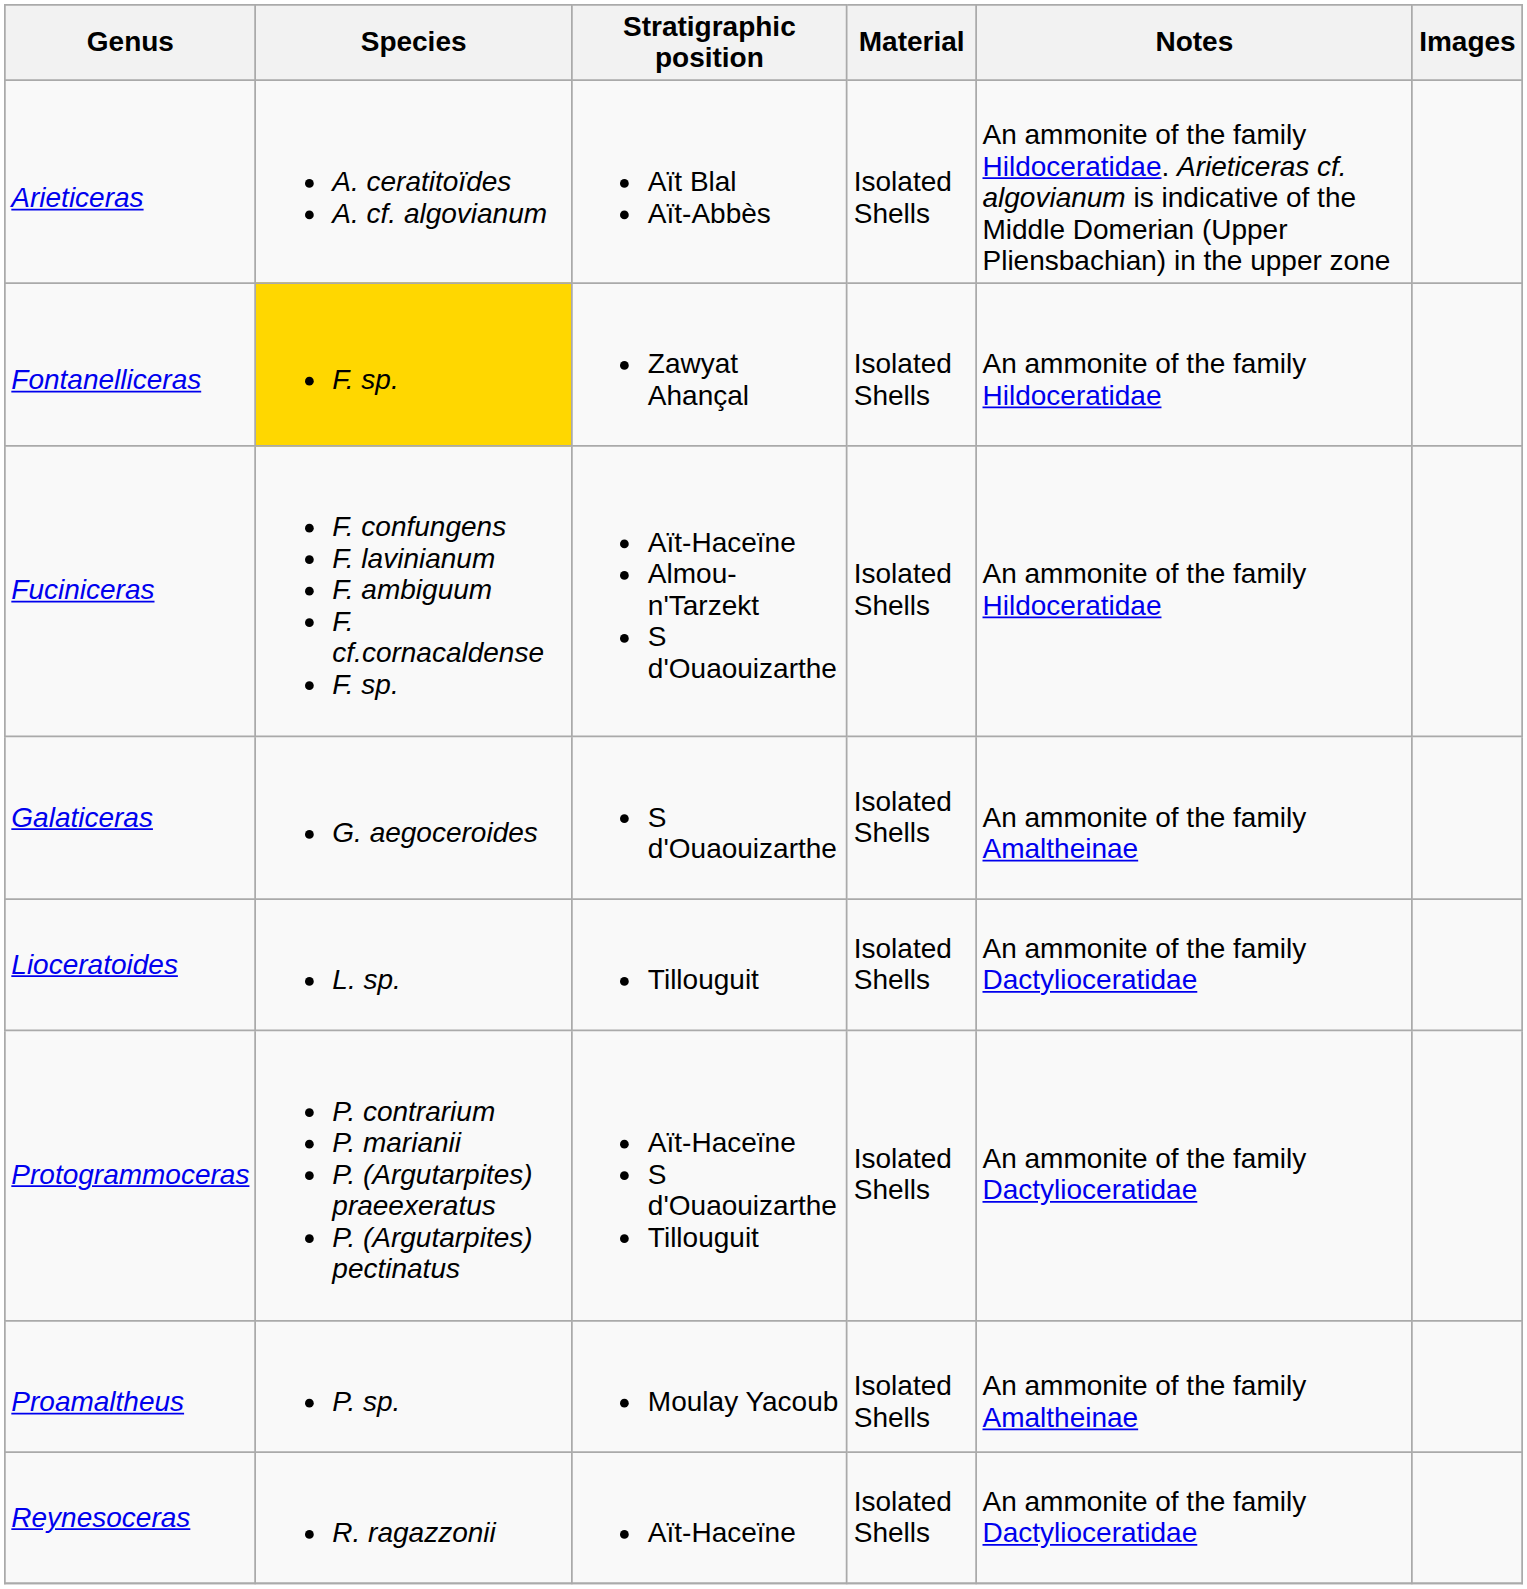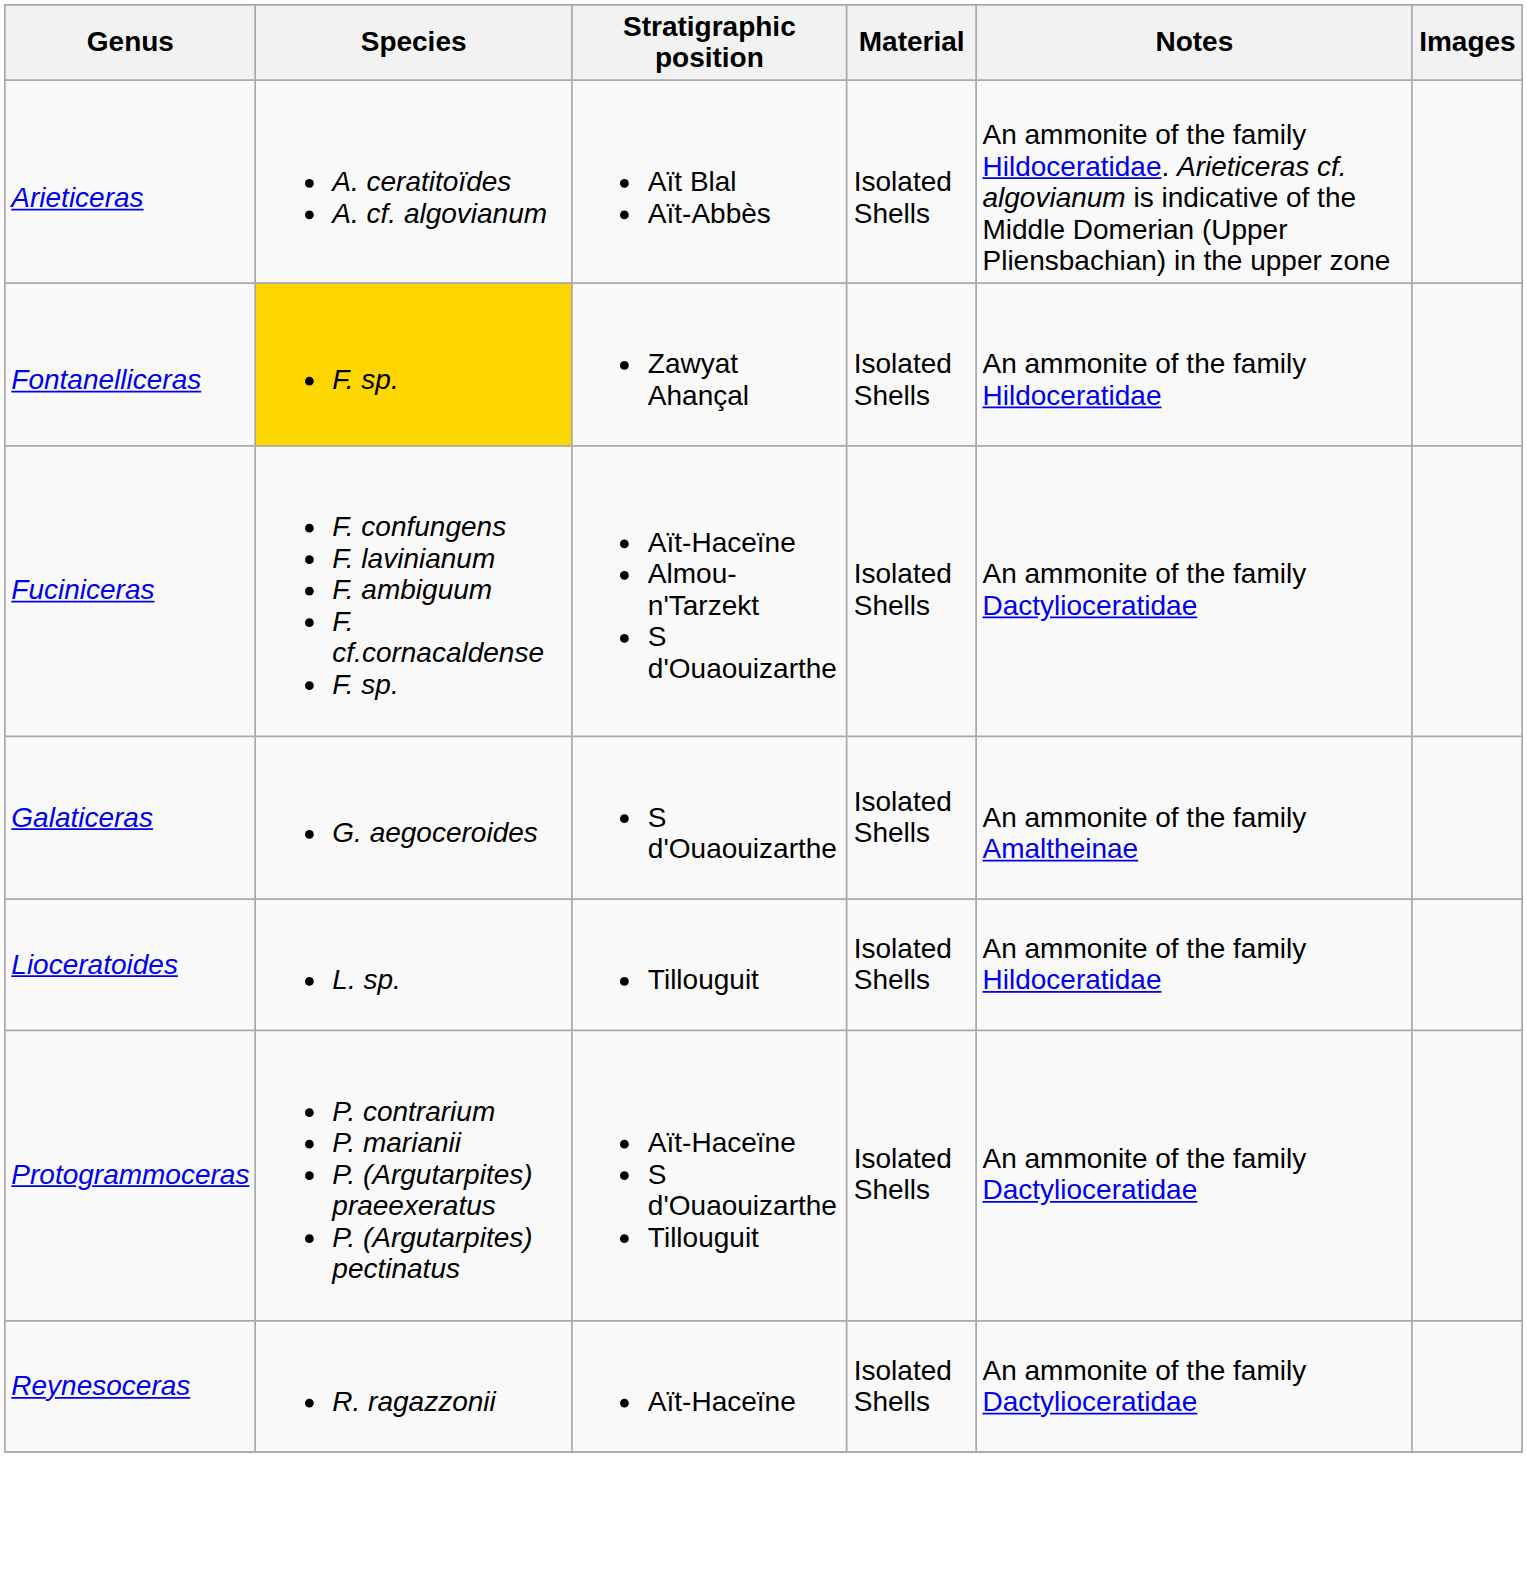(1144, 590) An ammonite of the family Hildoceratidae -> (1144, 590) An ammonite of the family Dactylioceratidae
(1144, 964) An ammonite of the family Dactylioceratidae -> (1144, 964) An ammonite of the family Hildoceratidae
- row: (98, 1401)
